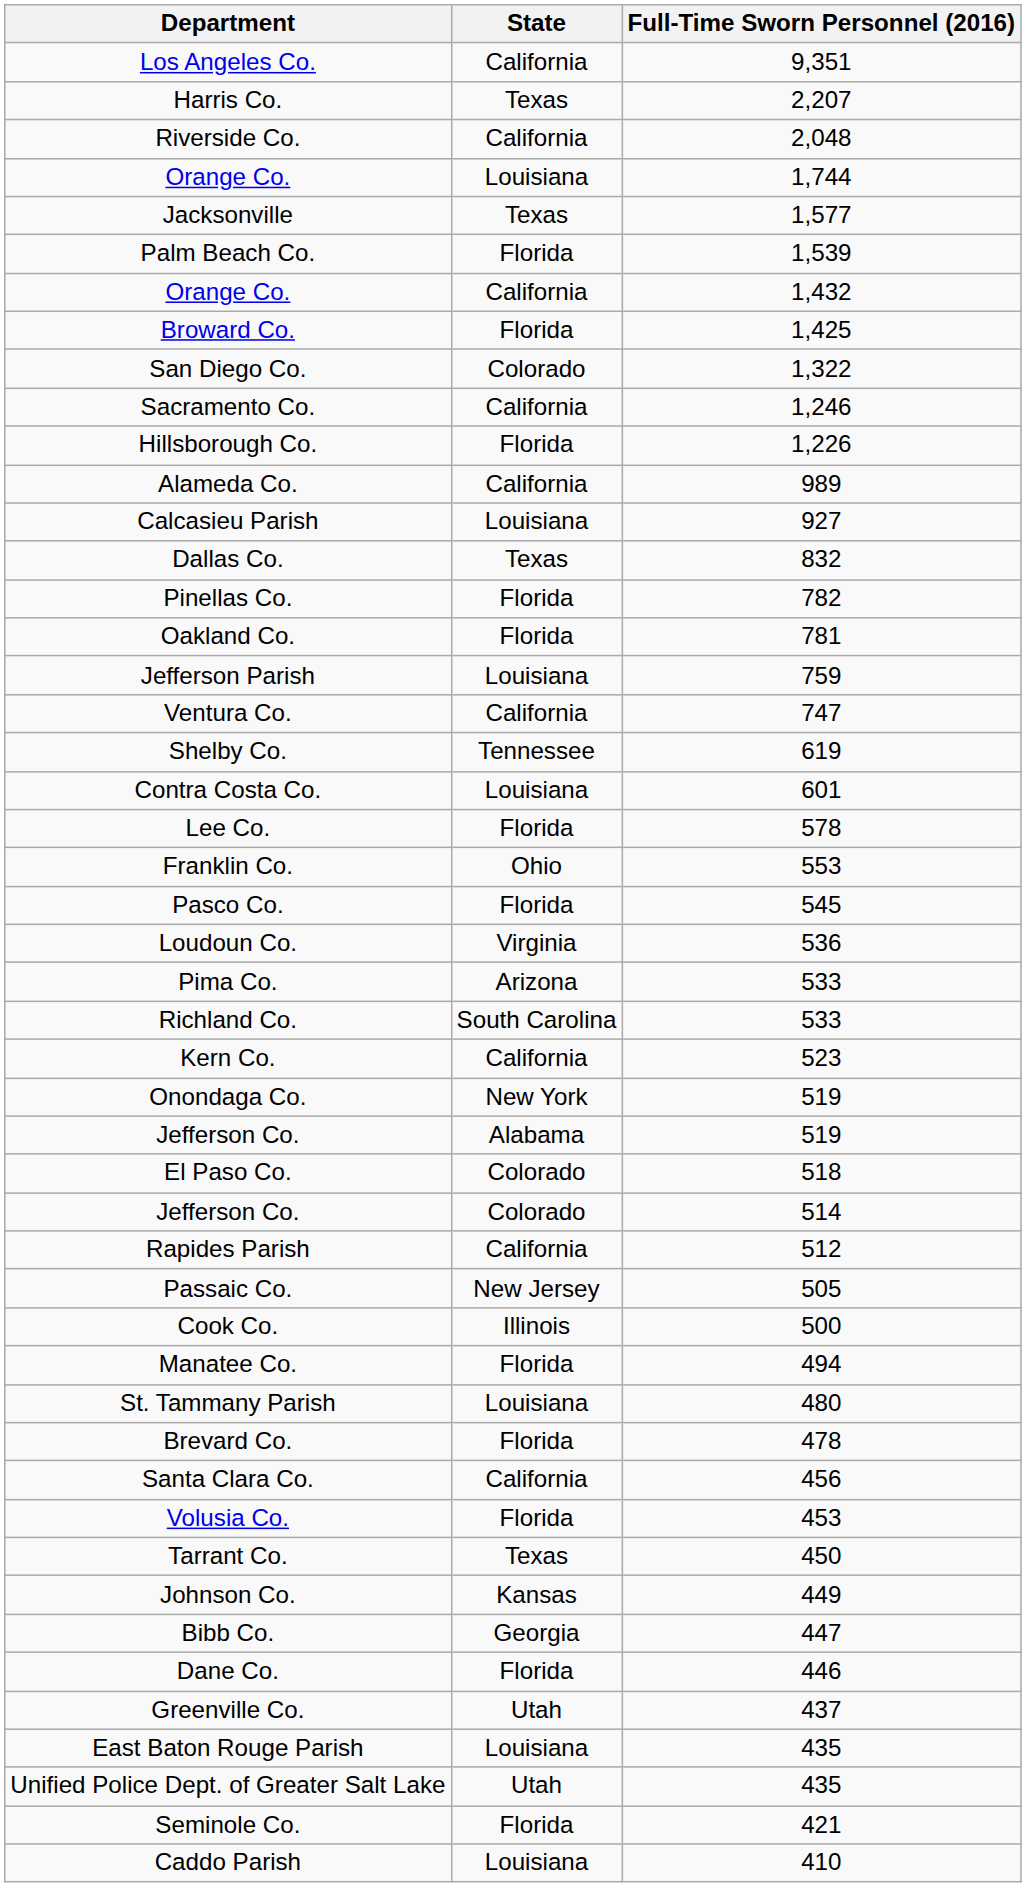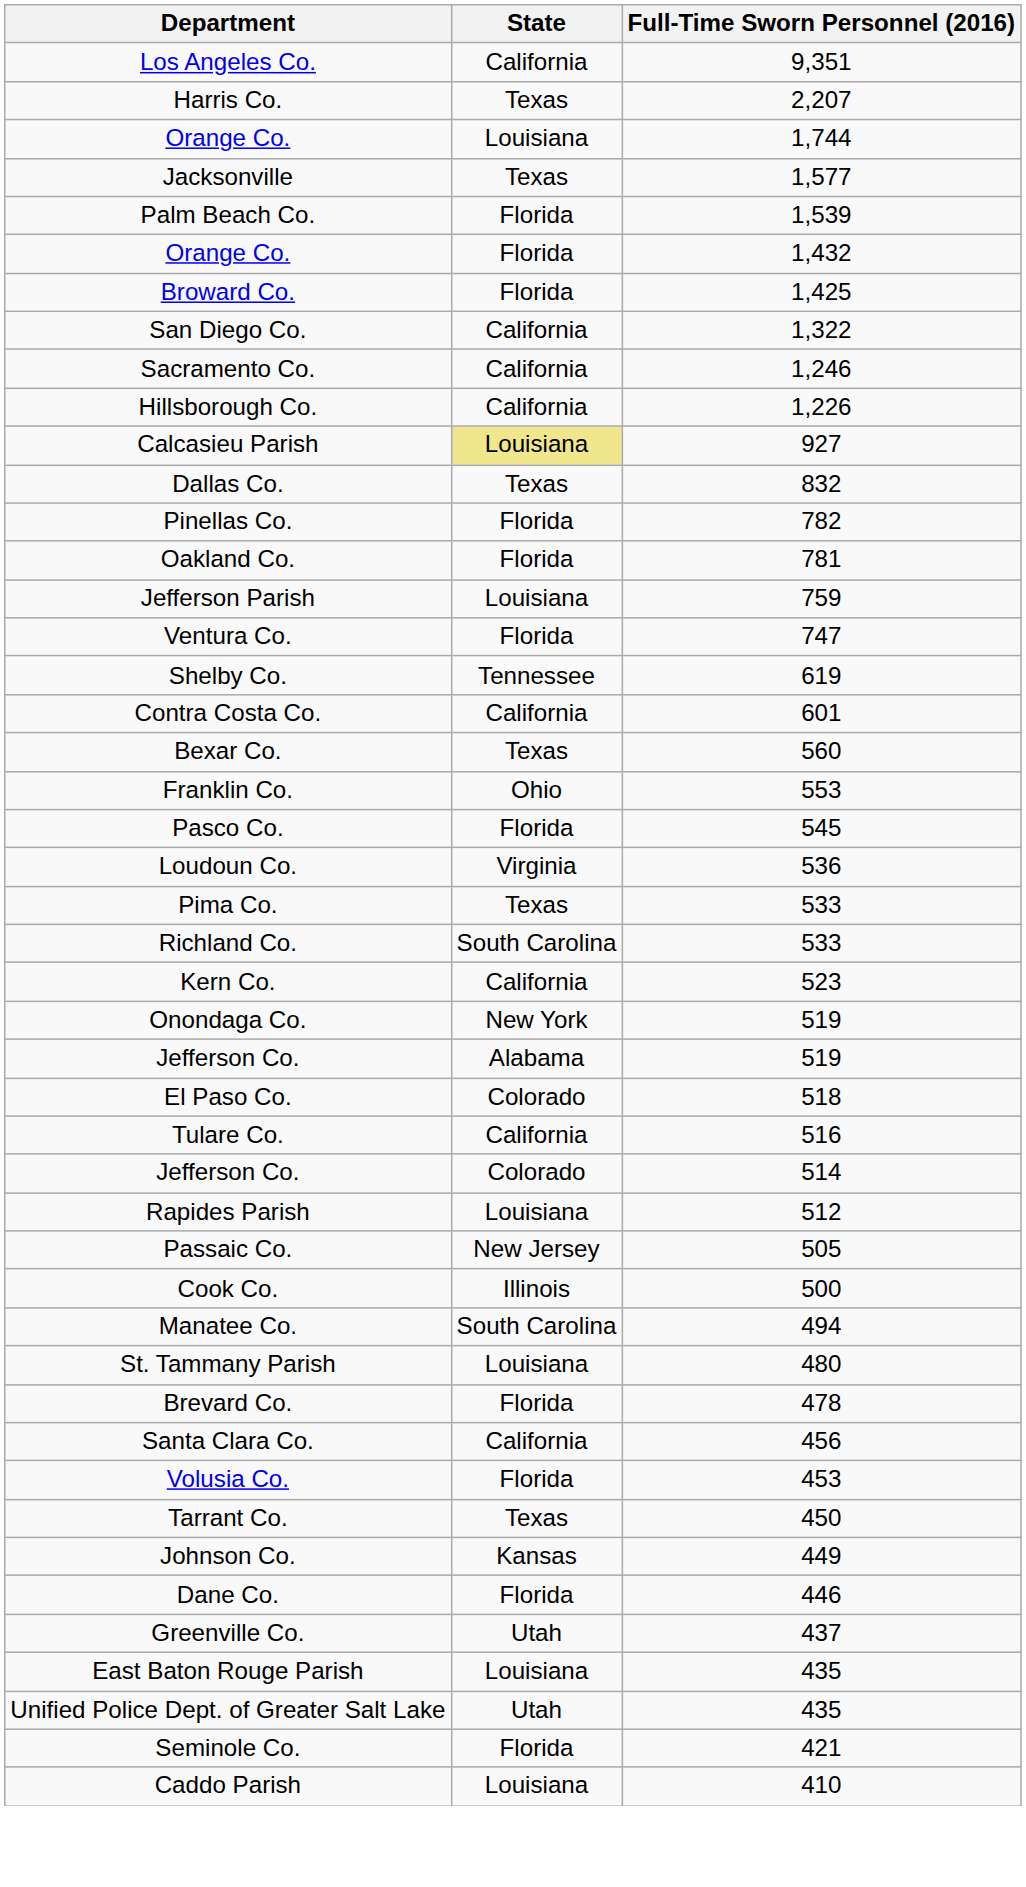- row: (228, 138)
(536, 291) California -> (536, 253) Florida
(536, 368) Colorado -> (536, 330) California
(536, 445) Florida -> (536, 406) California
- row: (228, 483)
(536, 521) no background -> (536, 445) khaki background
(536, 713) California -> (536, 636) Florida
(536, 789) Louisiana -> (536, 713) California
- row: (228, 828)
+ row: (228, 751)
(536, 981) Arizona -> (536, 904) Texas
+ row: (228, 1134)
(536, 1249) California -> (536, 1211) Louisiana
(536, 1364) Florida -> (536, 1326) South Carolina
- row: (228, 1632)
